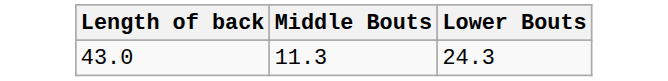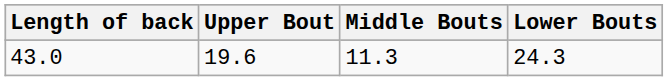+ column: (270, 23)
